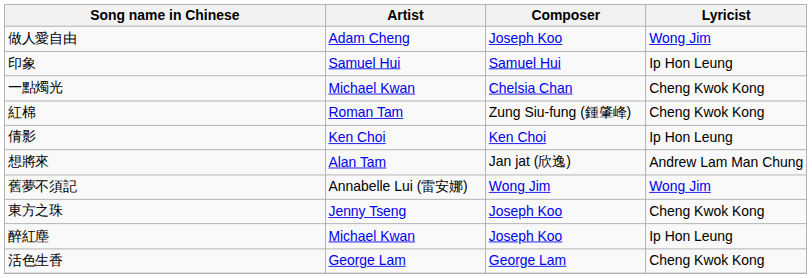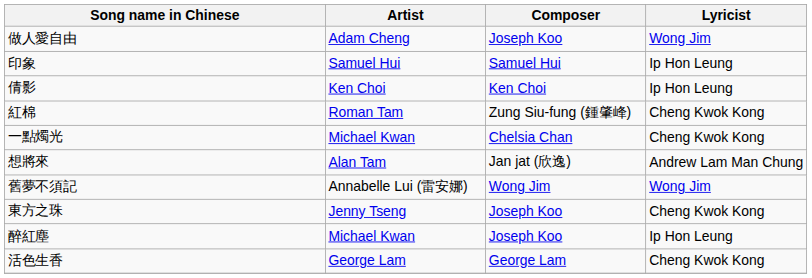rows swapped: (22, 137) <-> (35, 87)
